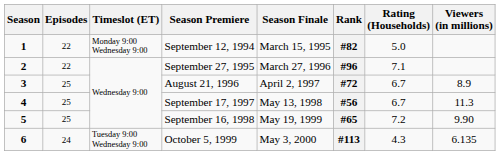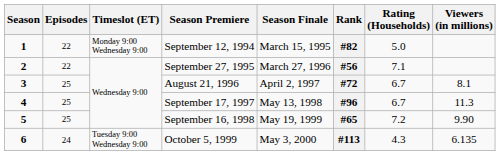(349, 66) #96 -> (349, 66) #56
(464, 84) 8.9 -> (464, 84) 8.1
(349, 101) #56 -> (349, 101) #96
